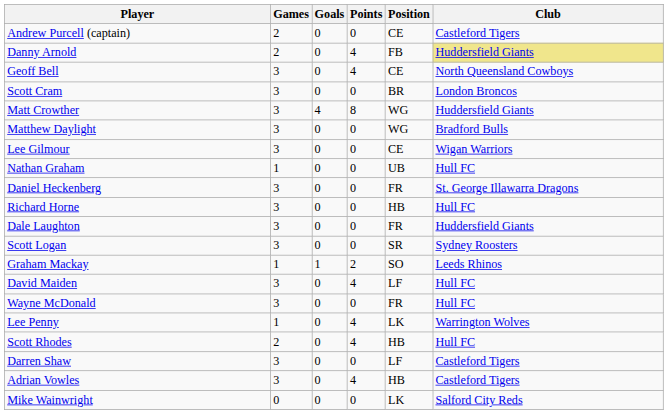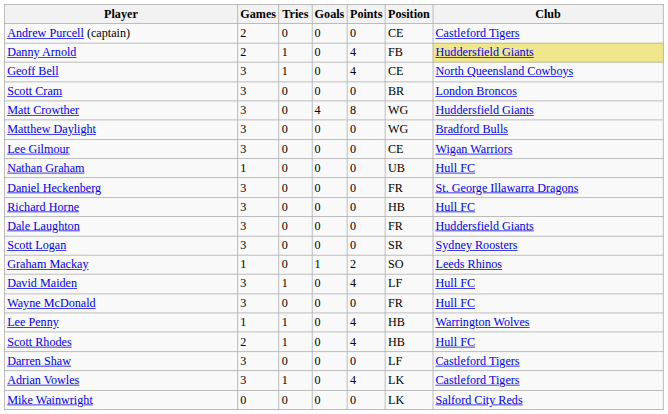+ column: (295, 14)
(396, 322) LK -> (396, 322) HB
(396, 380) HB -> (396, 380) LK
